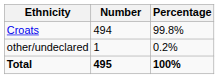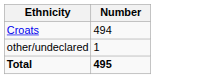- column: (182, 13)
